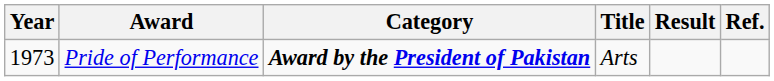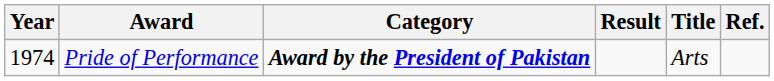columns swapped: (685, 22) <-> (623, 22)
(32, 57) 1973 -> (32, 57) 1974
